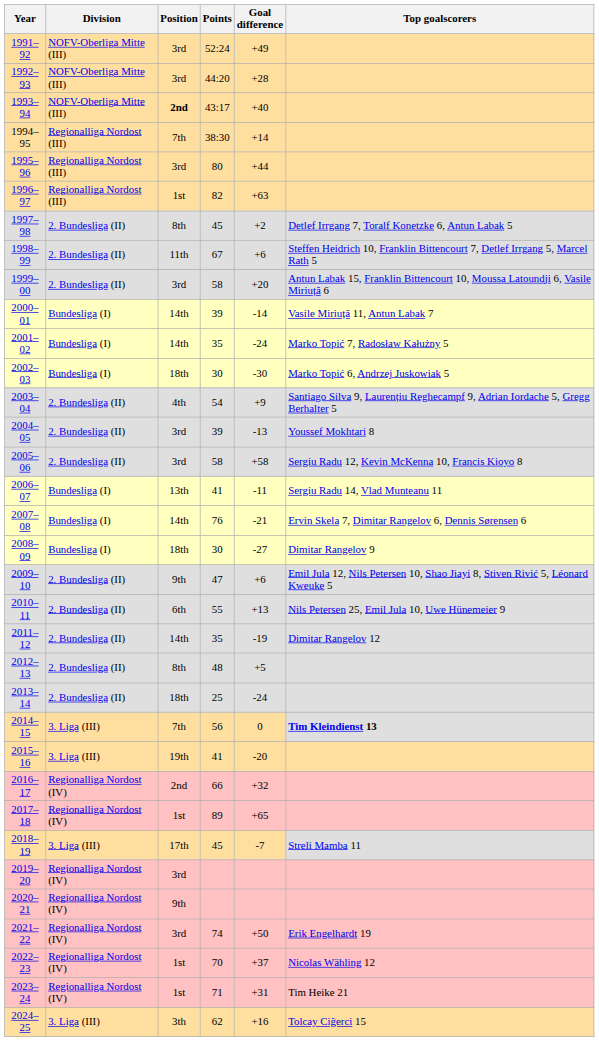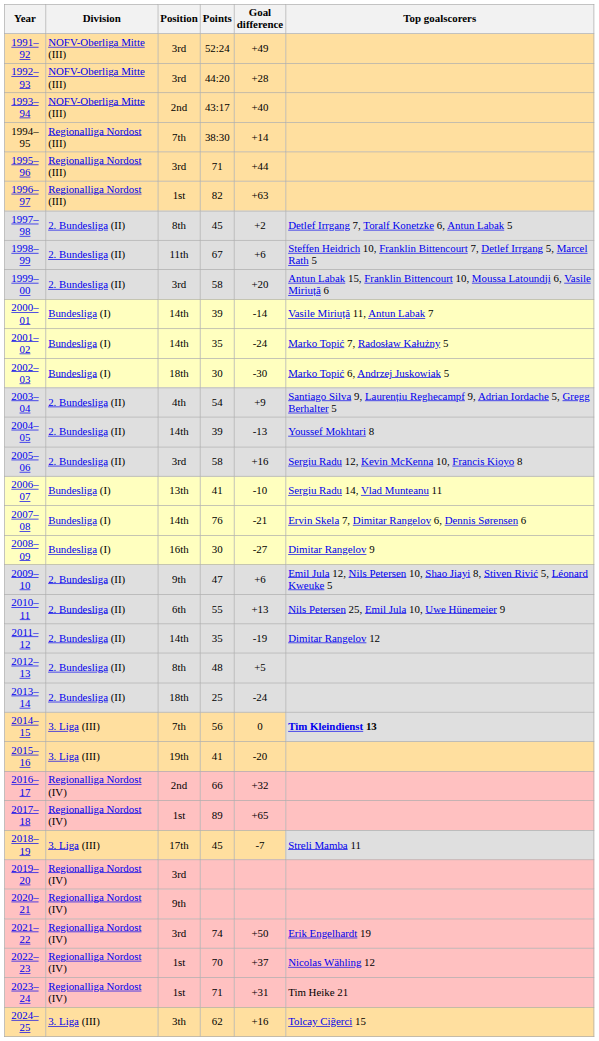(179, 107) bold -> (179, 107) normal
(217, 166) 80 -> (217, 166) 71
(179, 432) 3rd -> (179, 432) 14th
(260, 461) +58 -> (260, 461) +16
(260, 491) -11 -> (260, 491) -10
(179, 550) 18th -> (179, 550) 16th
